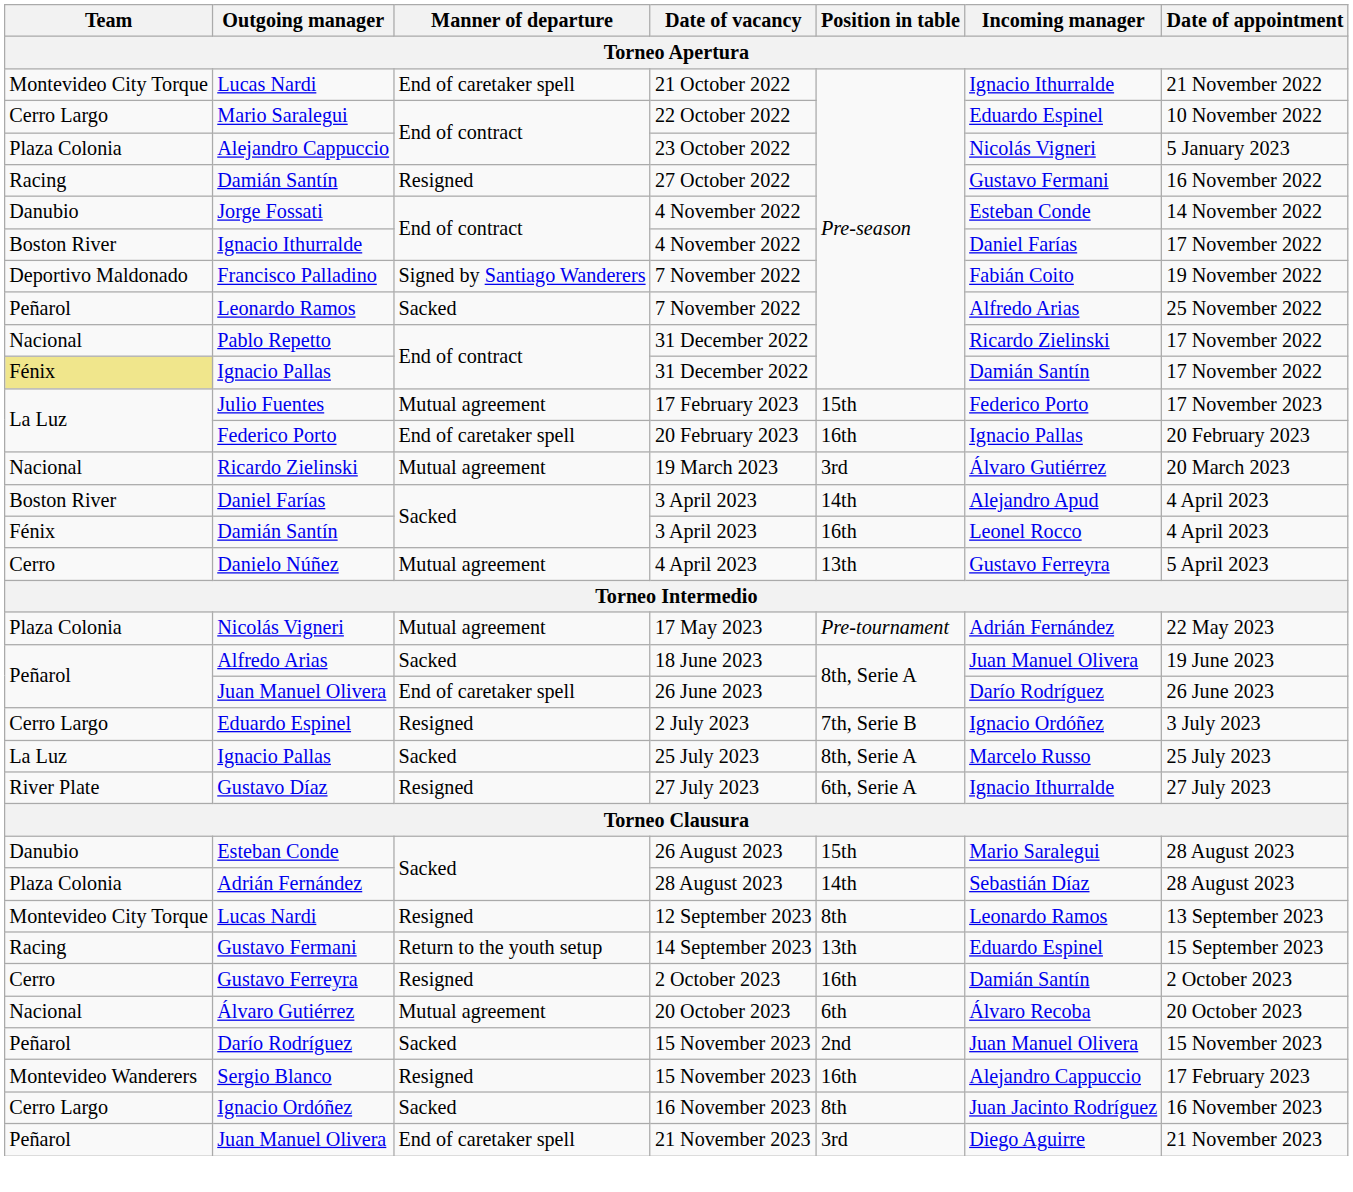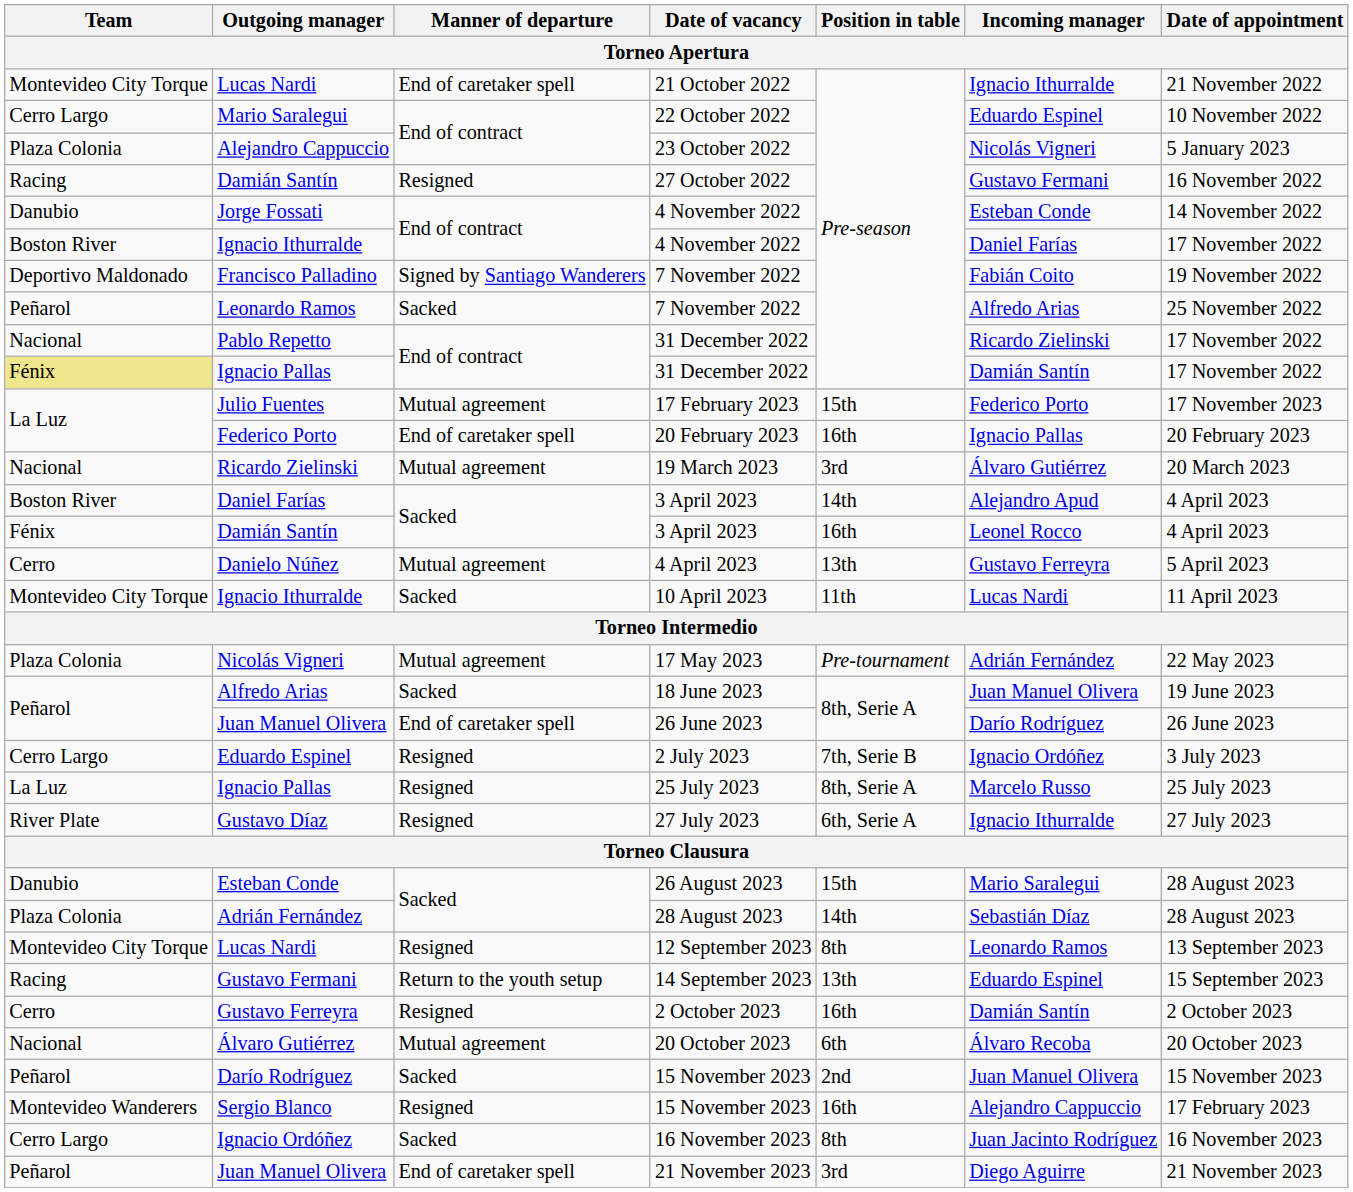+ row: (290, 595)
(428, 755) Sacked -> (436, 787) Resigned
